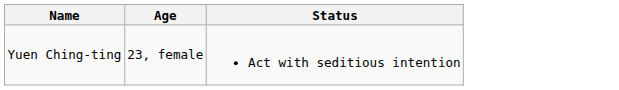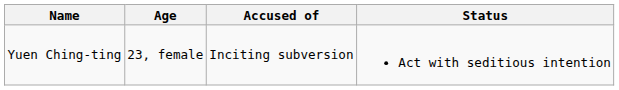+ column: (281, 15)
